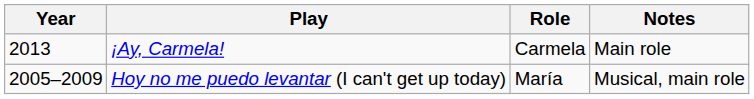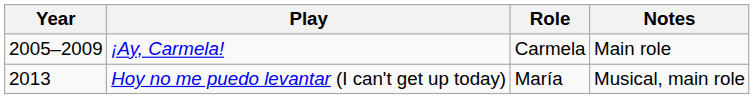(30, 49) 2013 -> (56, 49) 2005–2009
(56, 78) 2005–2009 -> (30, 78) 2013
